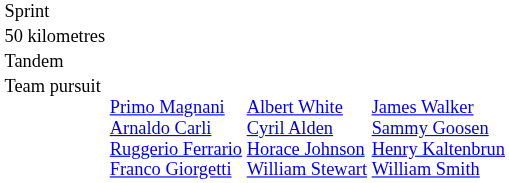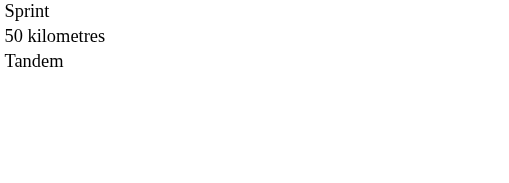- row: (53, 86)
